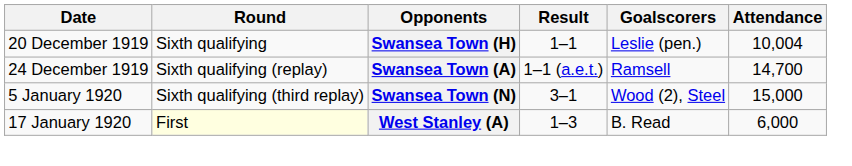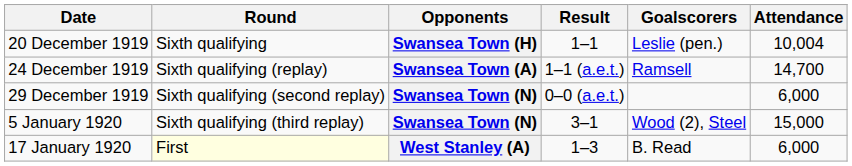+ row: (78, 95)
